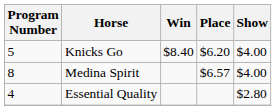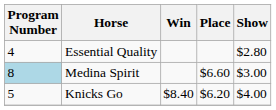rows swapped: (94, 51) <-> (111, 94)
(11, 72) no background -> (11, 72) lightblue background
(215, 72) $6.57 -> (215, 72) $6.60
(252, 72) $4.00 -> (252, 72) $3.00
